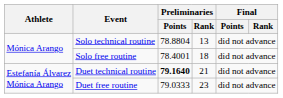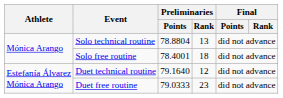(175, 71) bold -> (175, 71) normal
(204, 71) 21 -> (204, 71) 12
